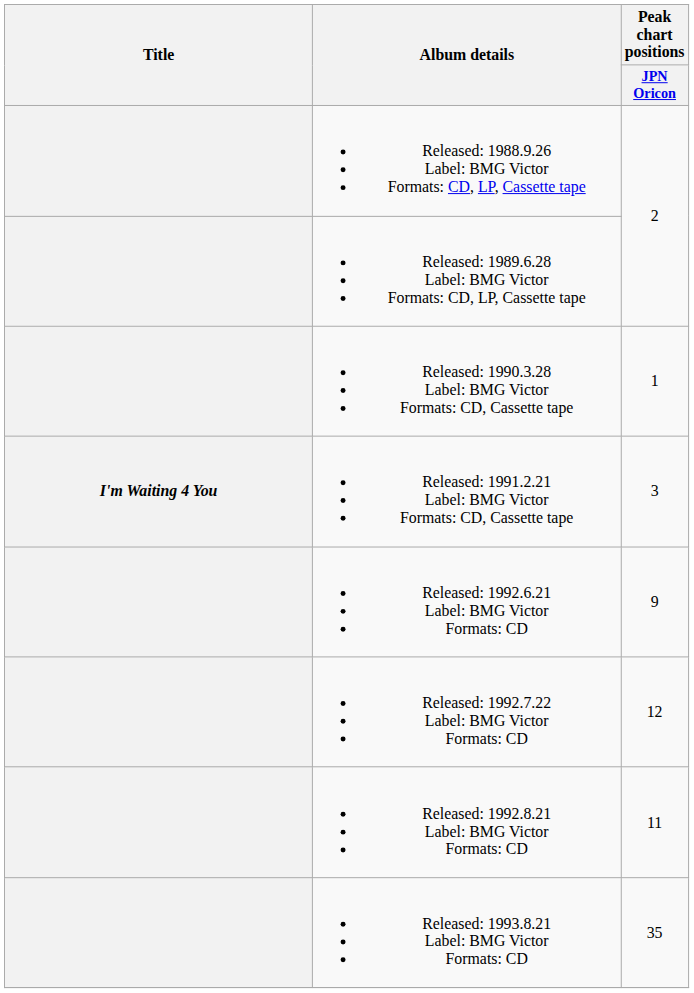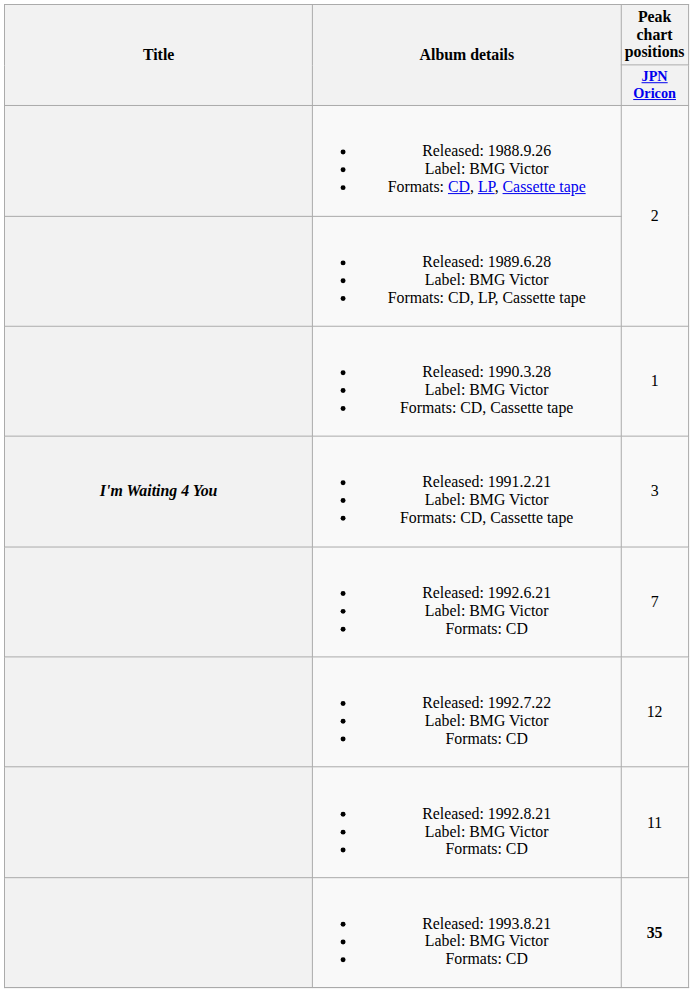(655, 601) 9 -> (655, 601) 7
(655, 932) normal -> (655, 932) bold
